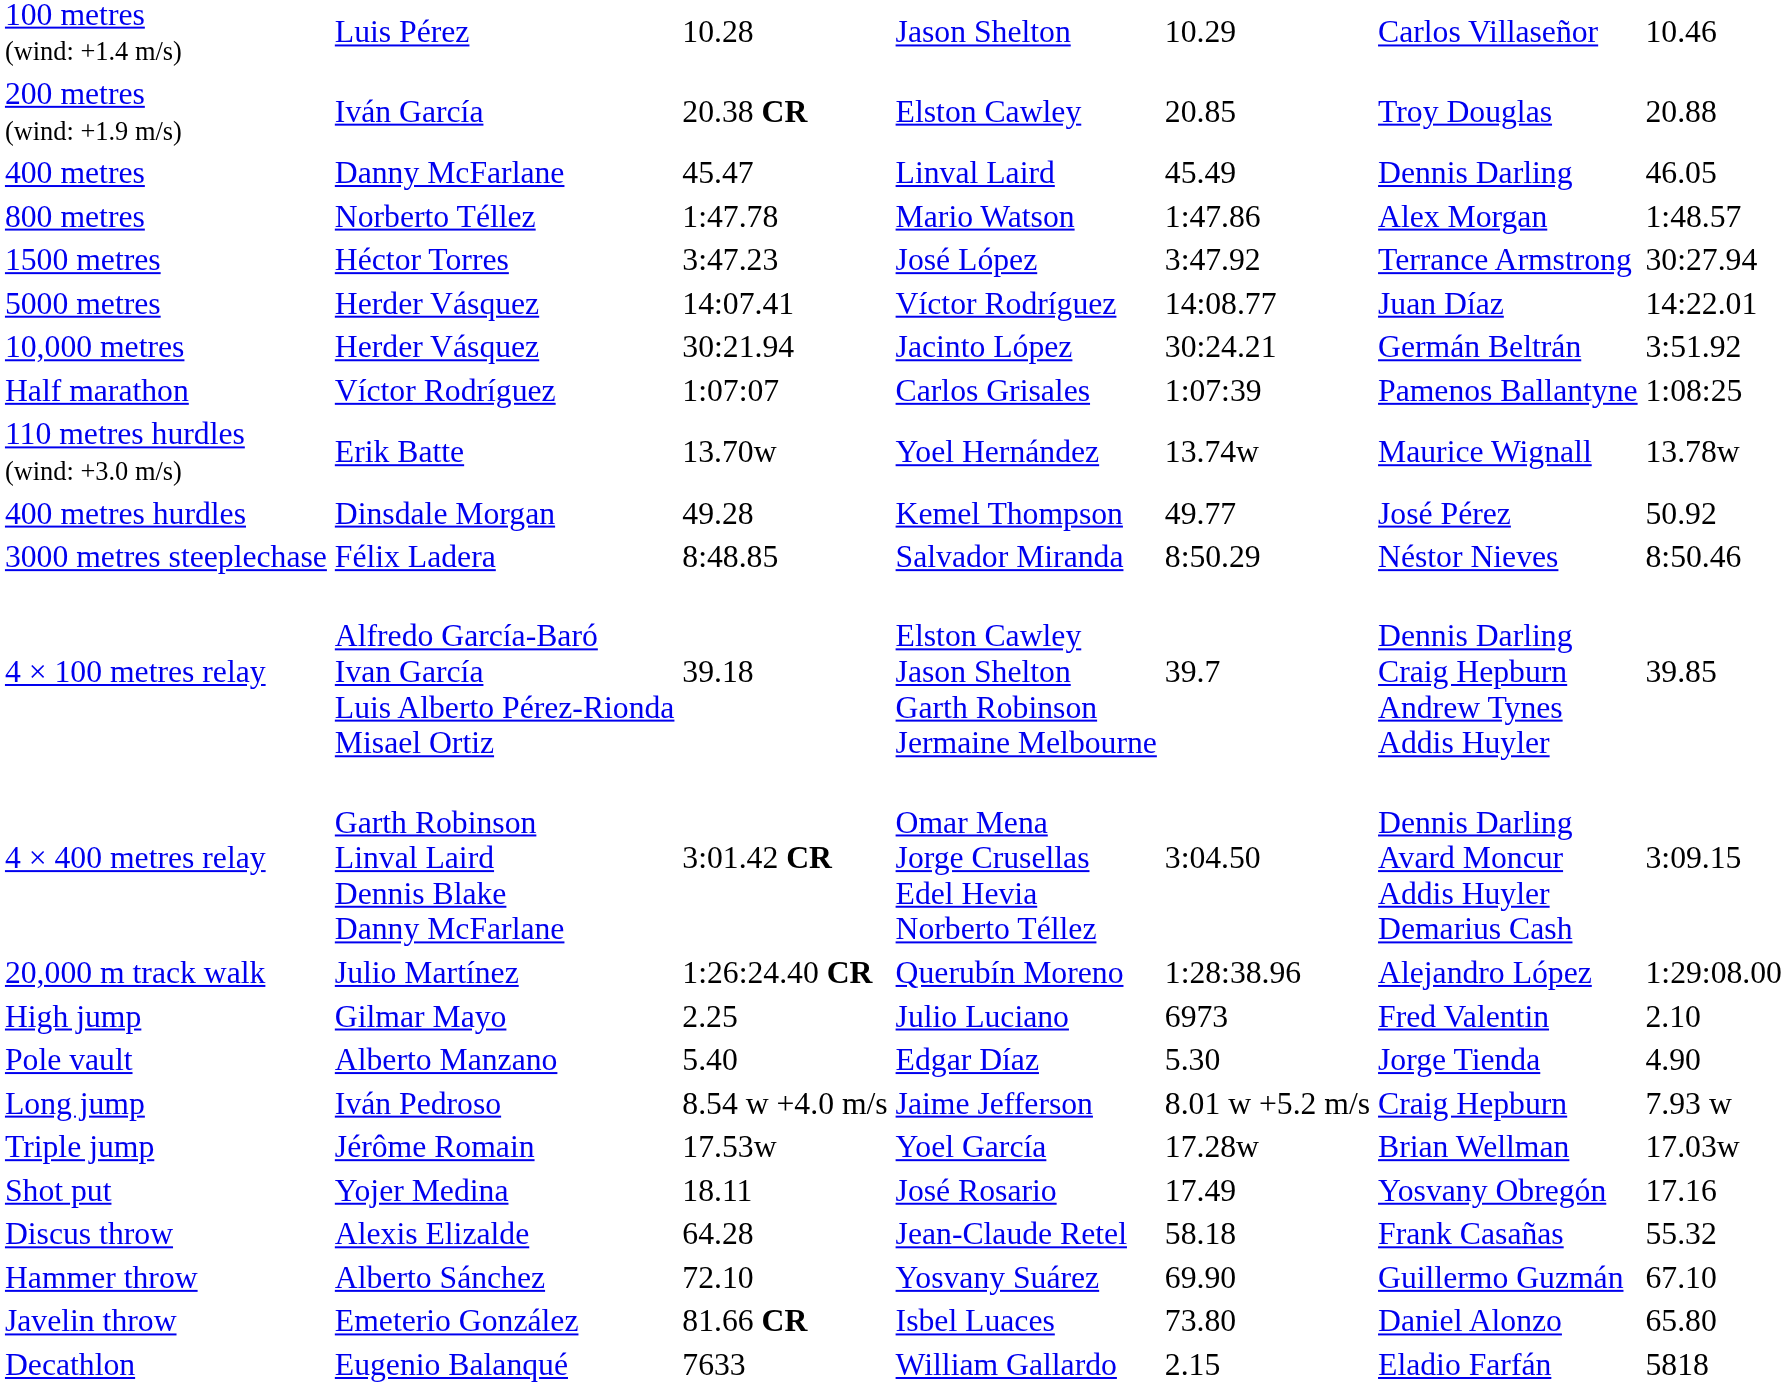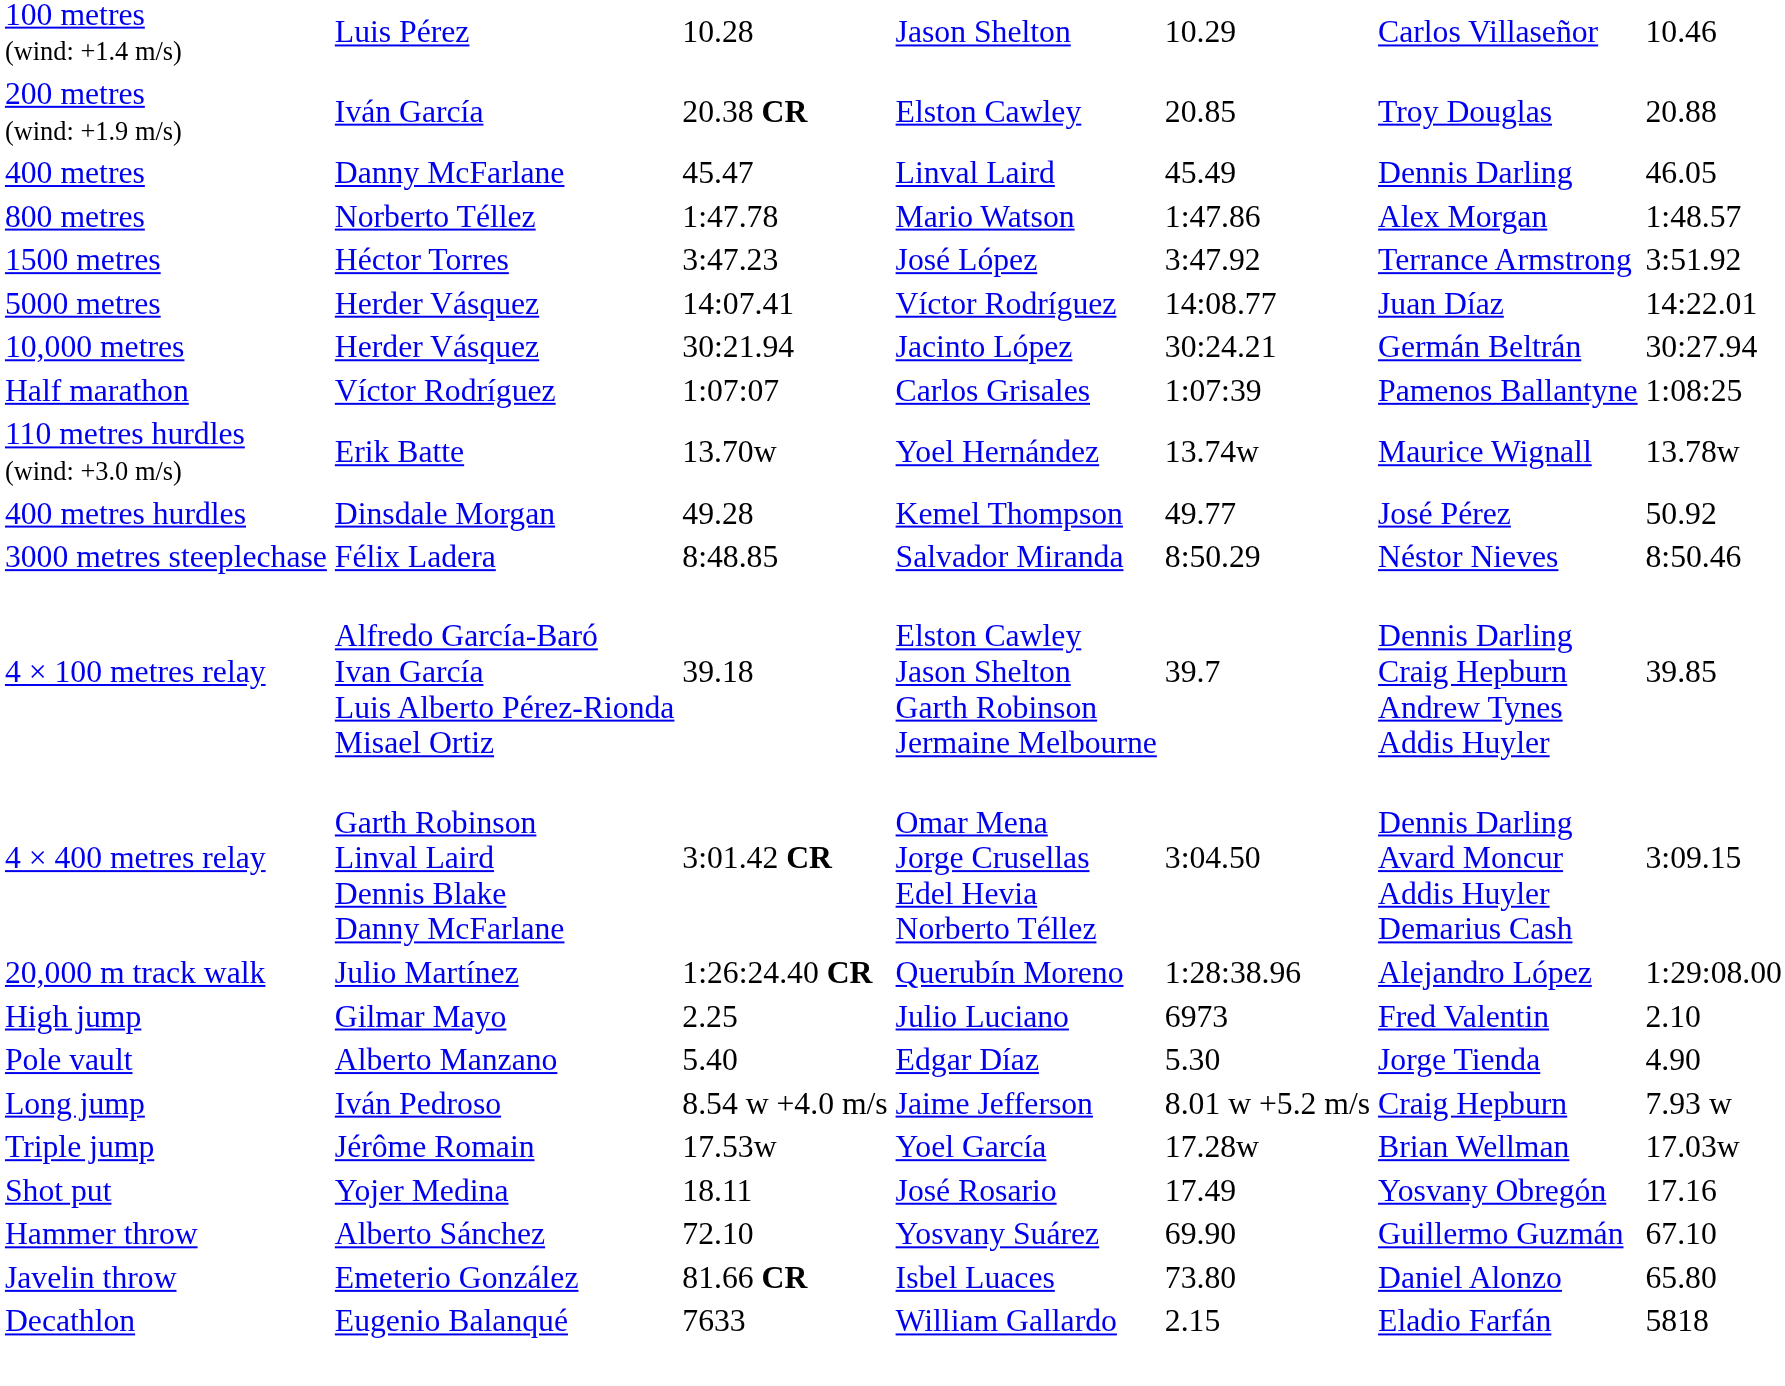(1701, 259) 30:27.94 -> (1693, 259) 3:51.92
(1693, 346) 3:51.92 -> (1701, 346) 30:27.94
- row: (89, 1233)
